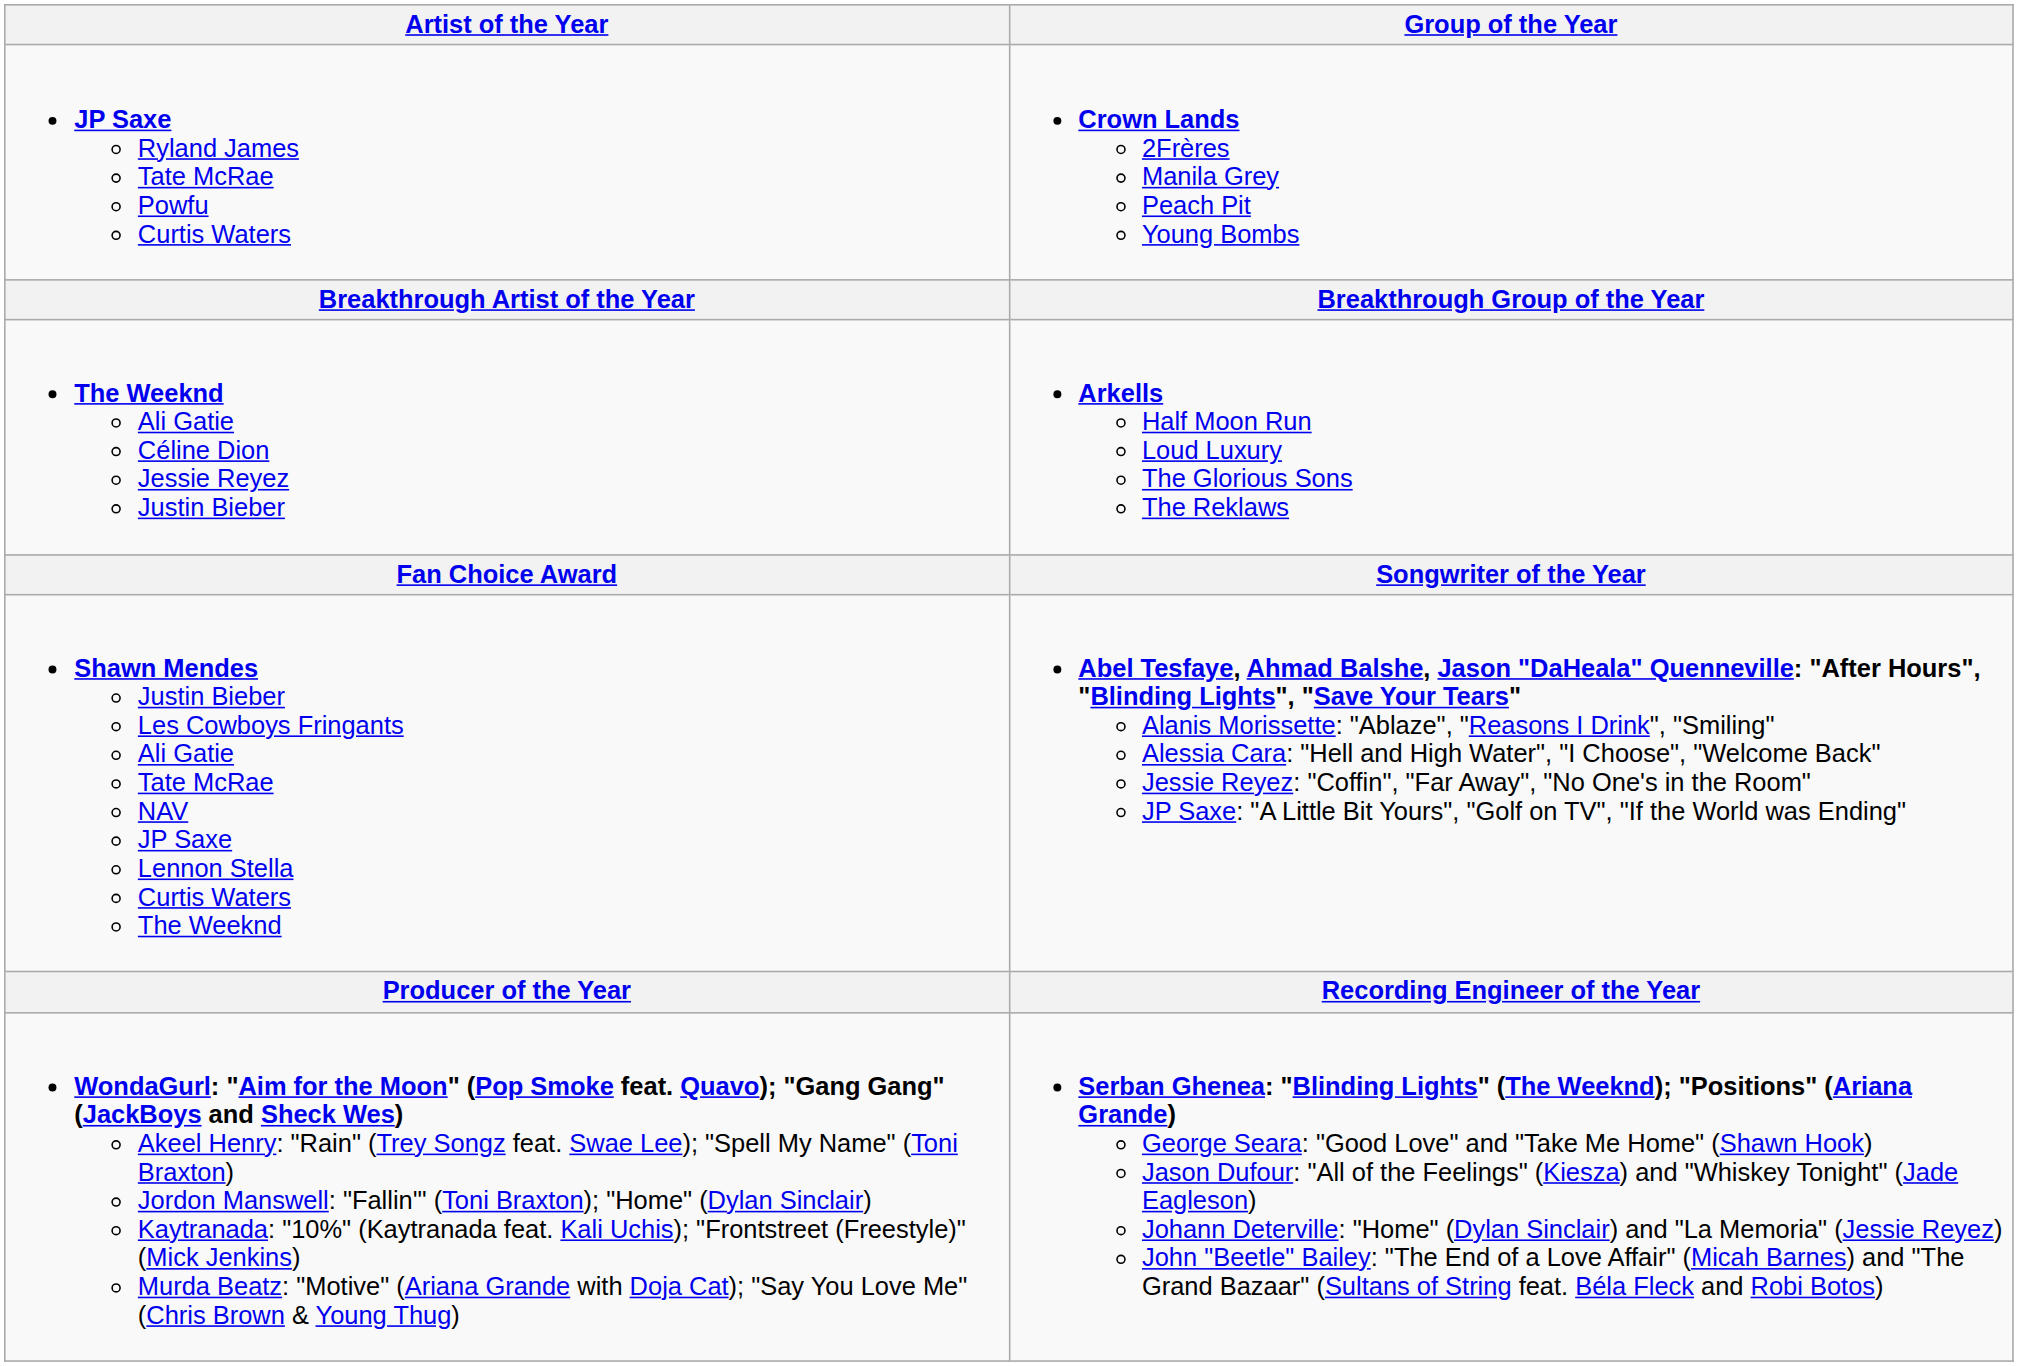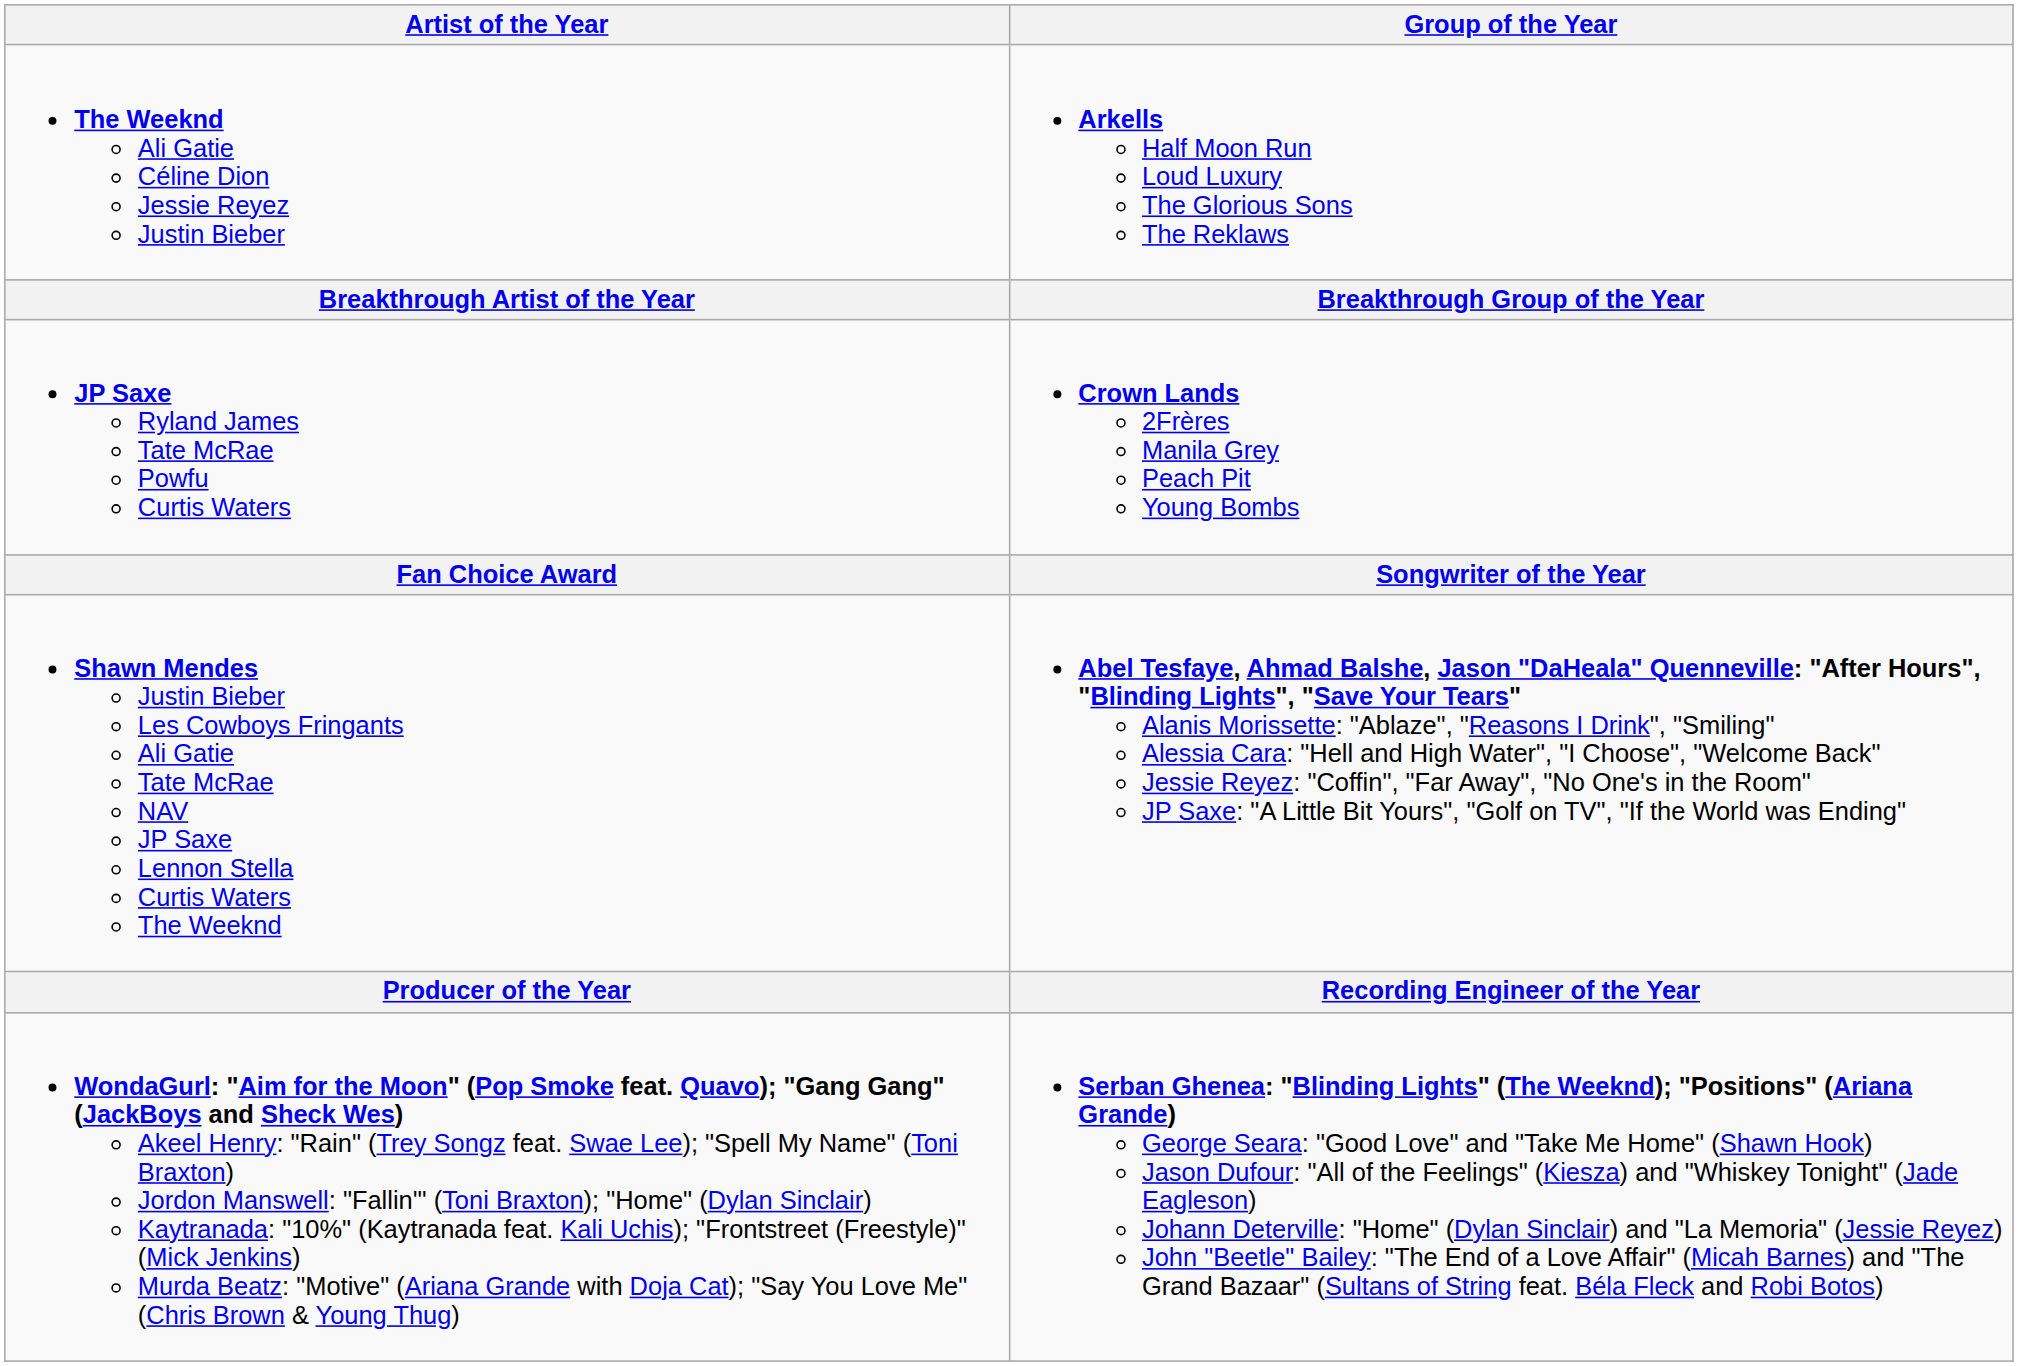rows swapped: (507, 451) <-> (507, 177)
